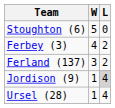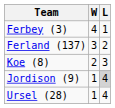- row: (46, 29)
(105, 46) 2 -> (105, 29) 1
+ row: (28, 62)
